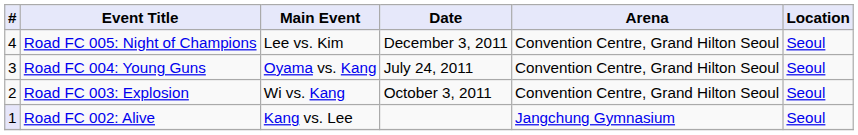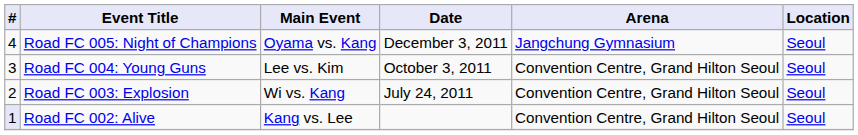(304, 42) Lee vs. Kim -> (320, 42) Oyama vs. Kang
(647, 42) Convention Centre, Grand Hilton Seoul -> (595, 42) Jangchung Gymnasium
(320, 67) Oyama vs. Kang -> (304, 67) Lee vs. Kim
(428, 67) July 24, 2011 -> (438, 67) October 3, 2011
(438, 92) October 3, 2011 -> (428, 92) July 24, 2011
(595, 117) Jangchung Gymnasium -> (647, 117) Convention Centre, Grand Hilton Seoul
